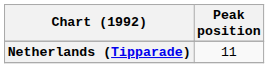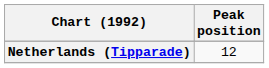(229, 52) 11 -> (229, 52) 12
